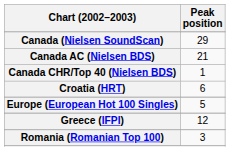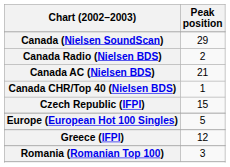+ row: (92, 56)
- row: (92, 89)
+ row: (92, 105)
